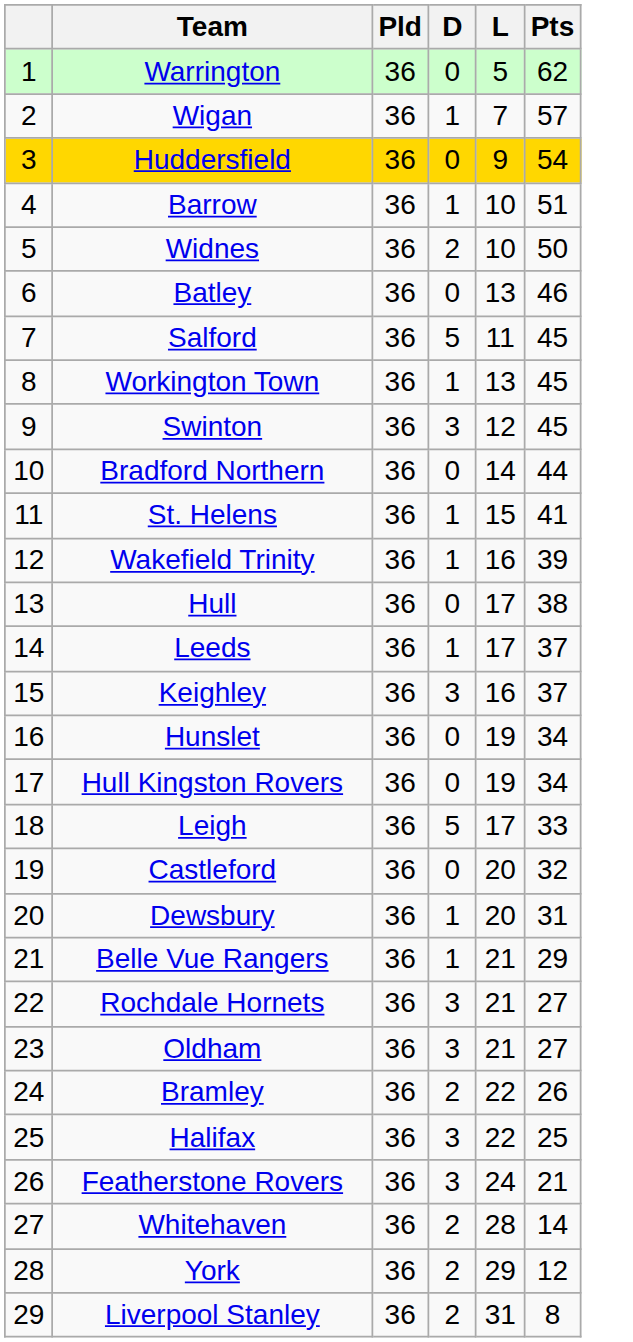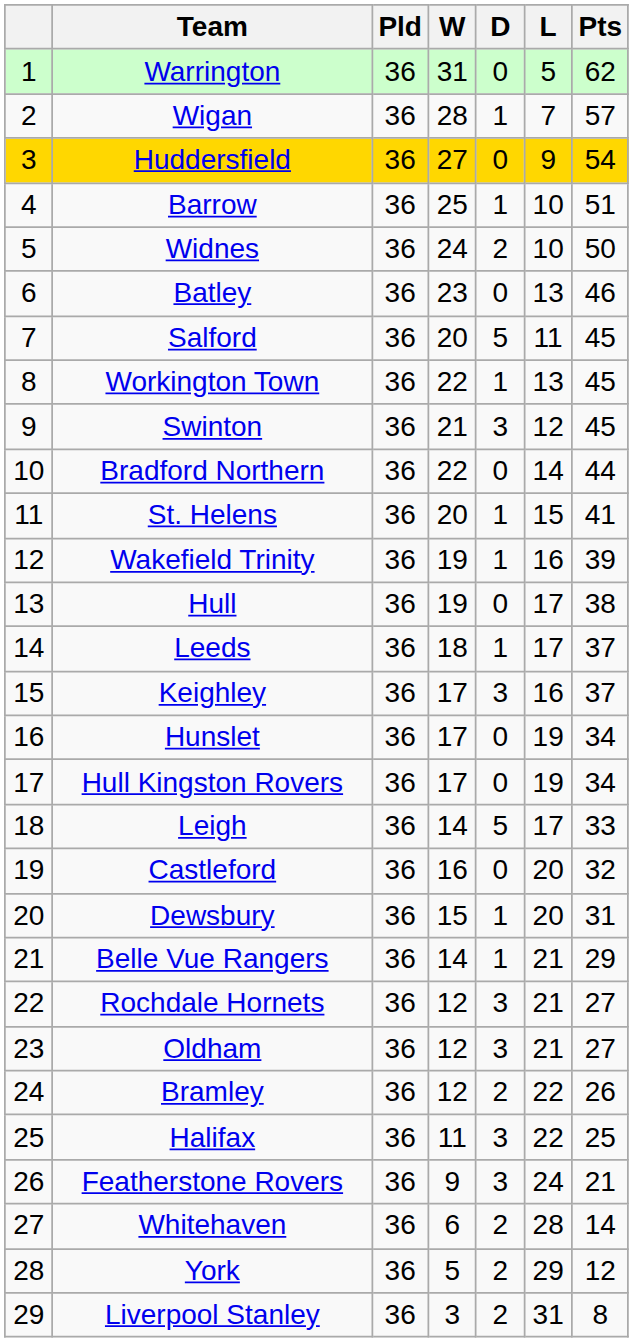+ column: (452, 26)
